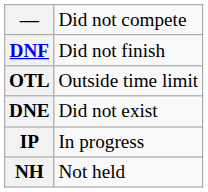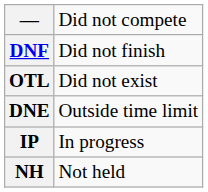(128, 80) Outside time limit -> (108, 80) Did not exist
(108, 111) Did not exist -> (128, 111) Outside time limit
